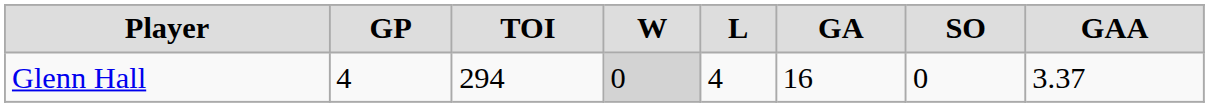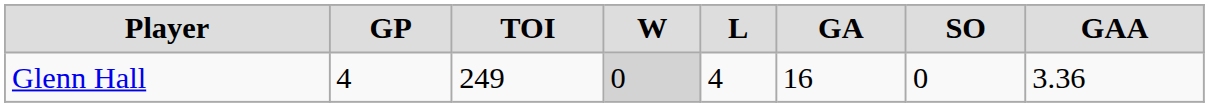(482, 76) 294 -> (482, 76) 249
(1059, 76) 3.37 -> (1059, 76) 3.36
